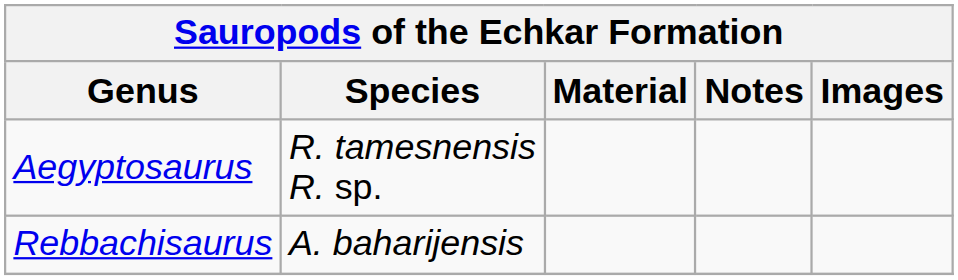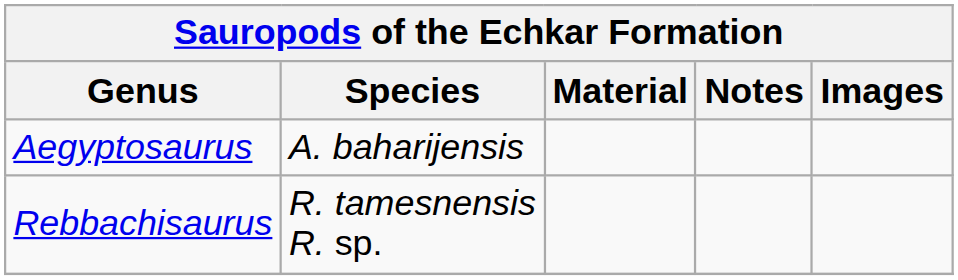(412, 166) R. tamesnensis R. sp. -> (406, 146) A. baharijensis
(406, 243) A. baharijensis -> (412, 223) R. tamesnensis R. sp.
